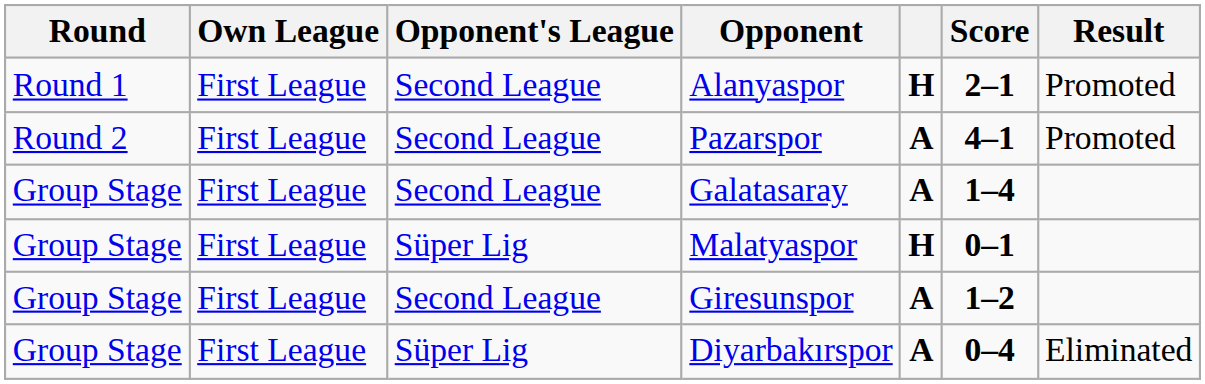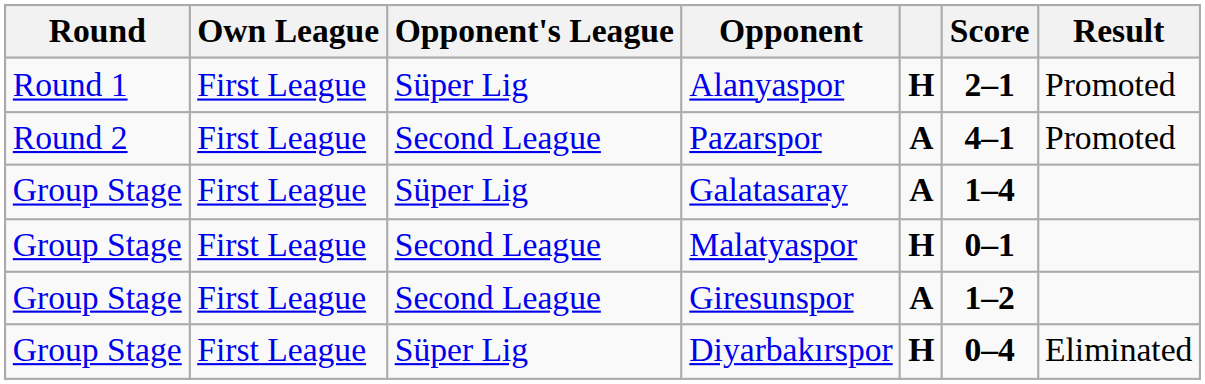(498, 84) Second League -> (461, 84) Süper Lig
(498, 191) Second League -> (461, 191) Süper Lig
(461, 244) Süper Lig -> (498, 244) Second League
(921, 350) A -> (921, 350) H
